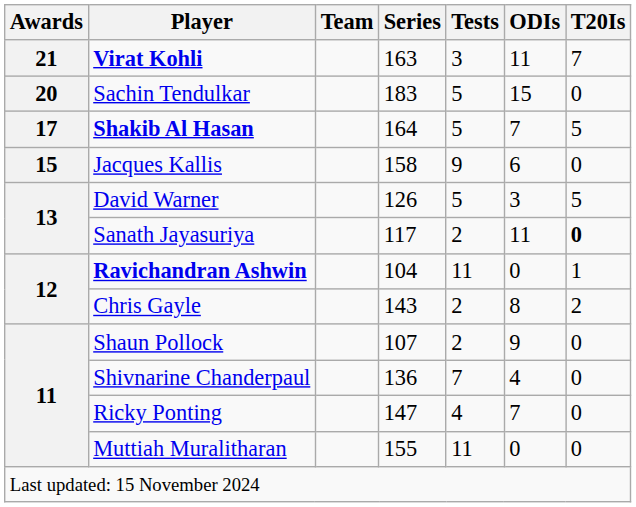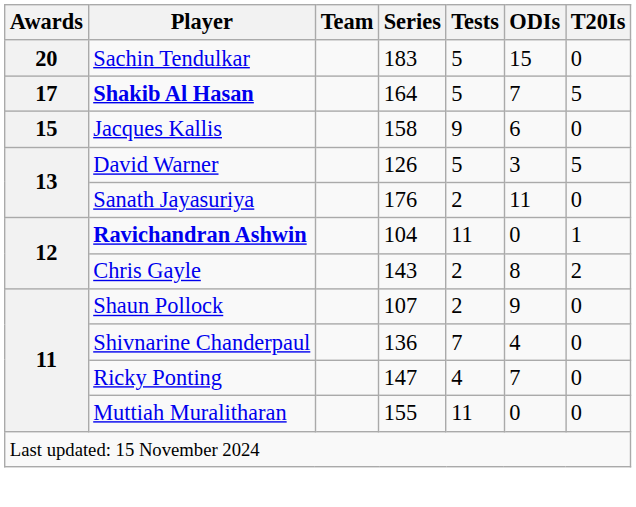- row: (148, 57)
(400, 235) 117 -> (400, 199) 176
(576, 235) bold -> (576, 199) normal
